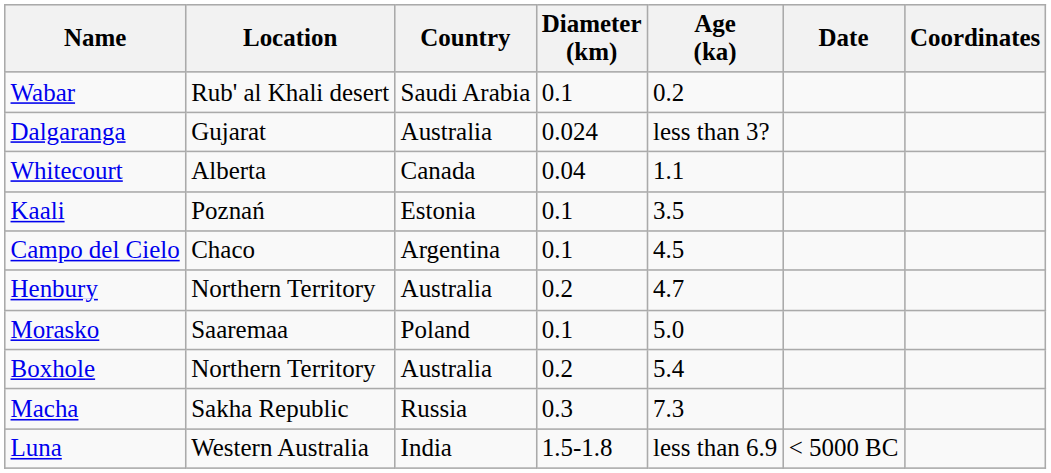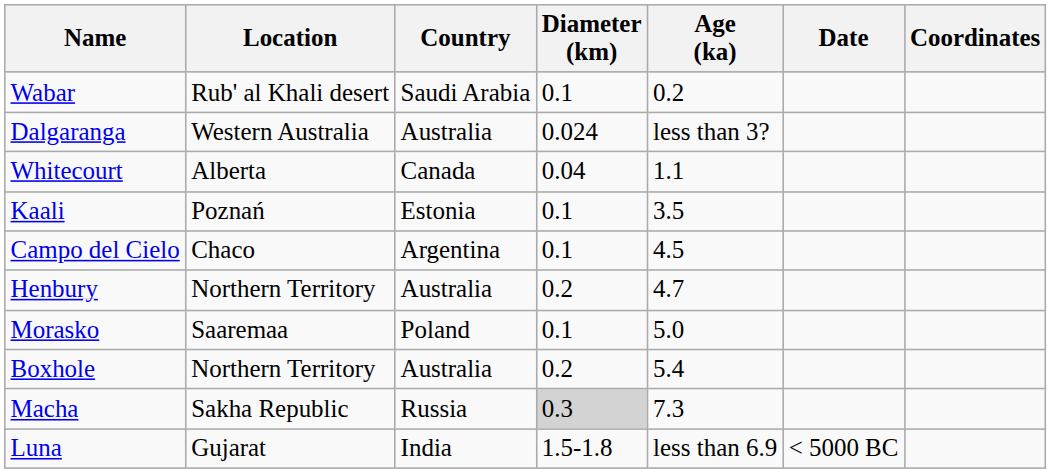(229, 131) Gujarat -> (280, 131) Western Australia
(557, 408) no background -> (557, 408) lightgrey background
(280, 448) Western Australia -> (229, 448) Gujarat
